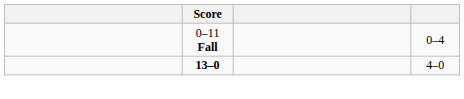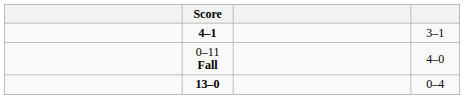+ row: (208, 33)
(435, 39) 0–4 -> (435, 58) 4–0
(435, 65) 4–0 -> (435, 84) 0–4
